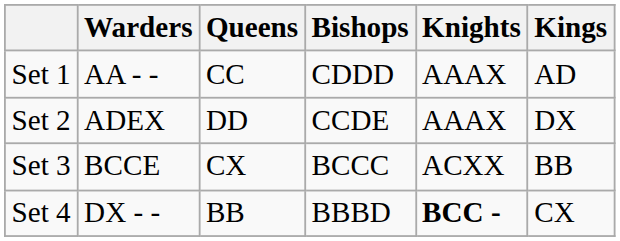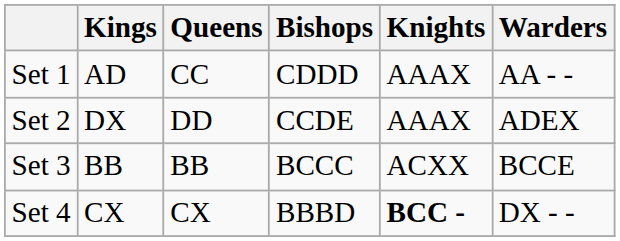columns swapped: (571, 27) <-> (138, 27)
(226, 166) CX -> (190, 166) BB
(225, 212) BB -> (191, 212) CX
